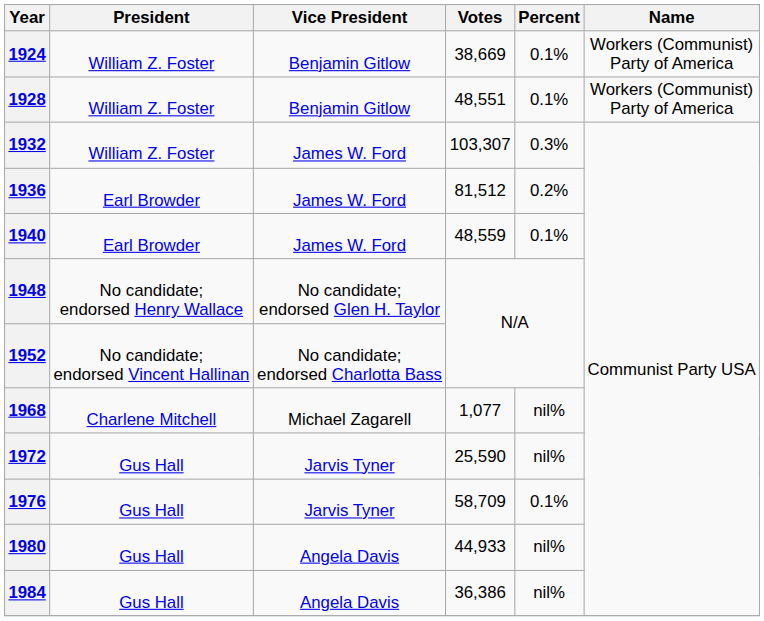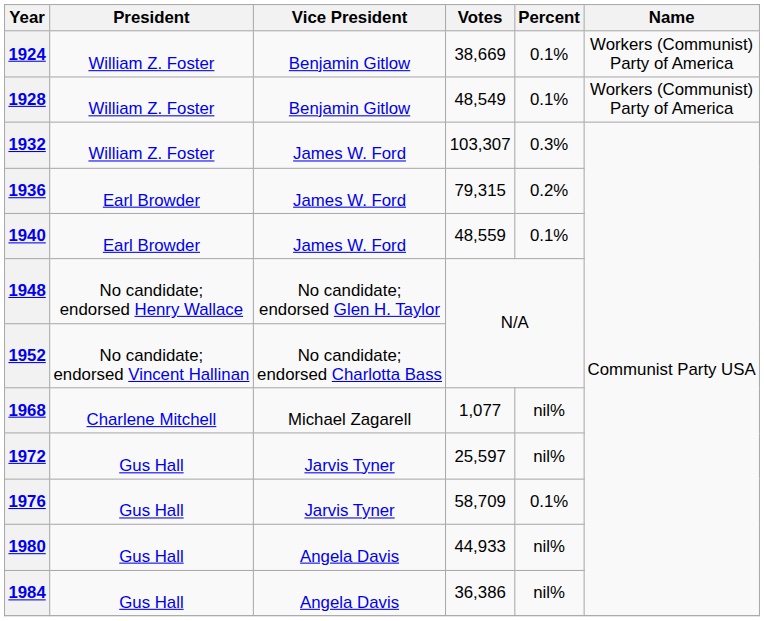(480, 99) 48,551 -> (480, 99) 48,549
(480, 190) 81,512 -> (480, 190) 79,315
(480, 456) 25,590 -> (480, 456) 25,597
